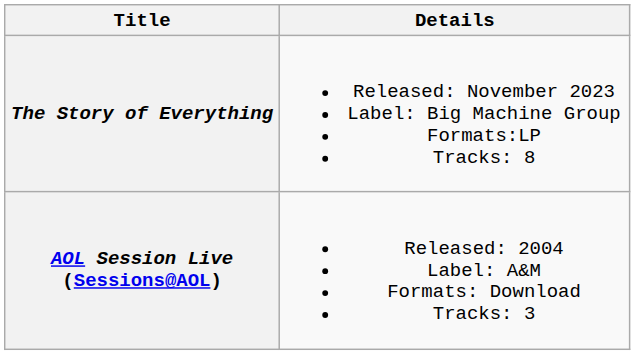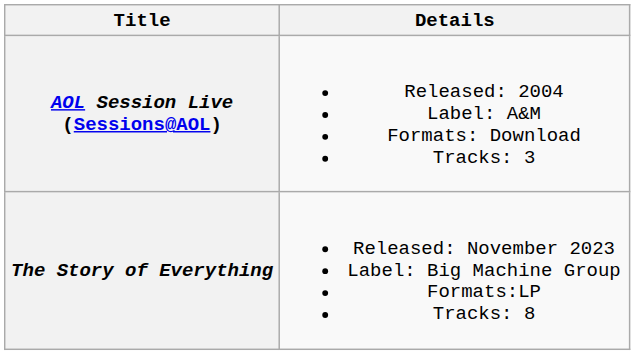rows swapped: (142, 270) <-> (142, 114)
